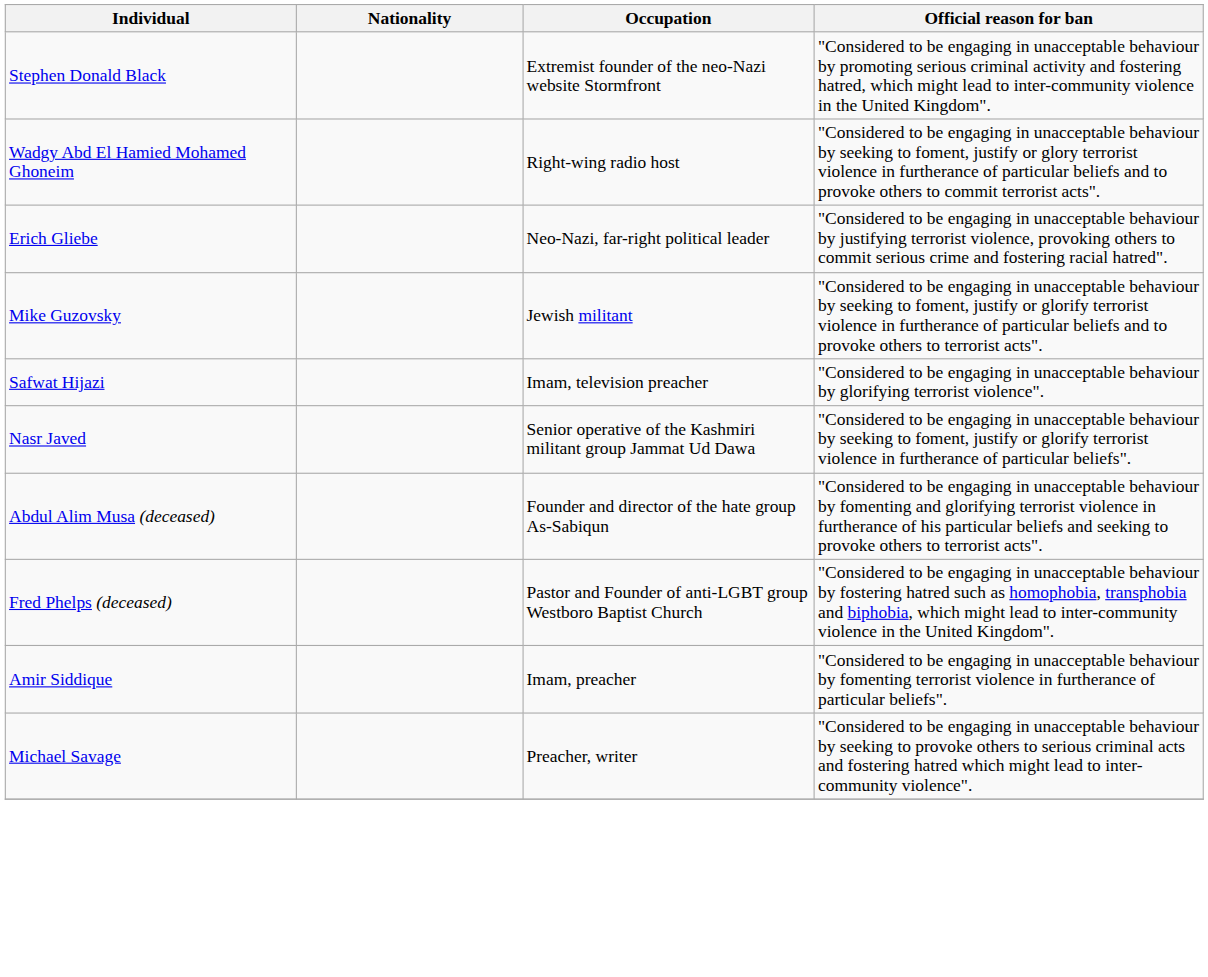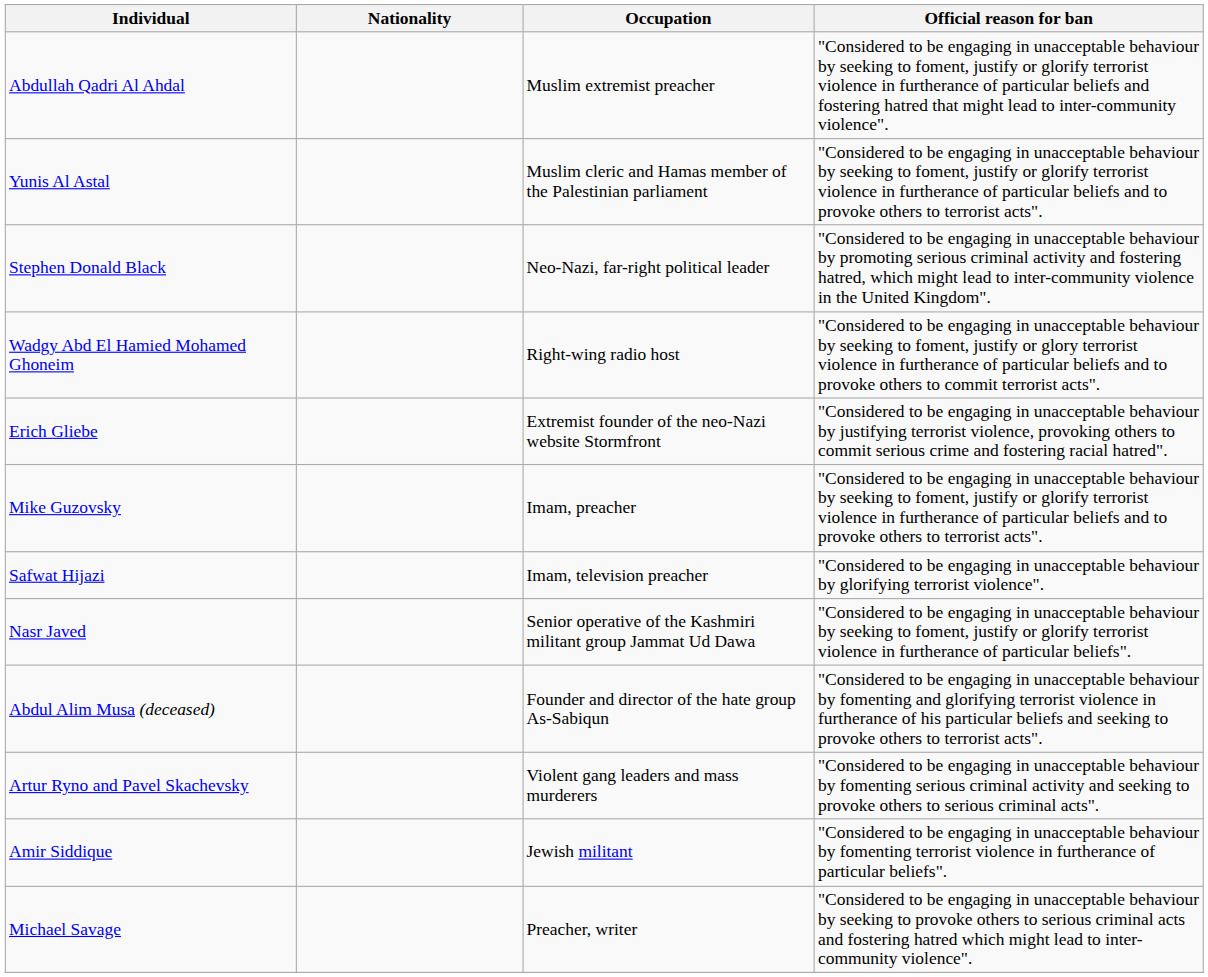+ row: (97, 85)
+ row: (59, 181)
(646, 75) Extremist founder of the neo-Nazi website Stormfront -> (648, 268) Neo-Nazi, far-right political leader
(648, 238) Neo-Nazi, far-right political leader -> (646, 431) Extremist founder of the neo-Nazi website Stormfront
(580, 315) Jewish militant -> (581, 508) Imam, preacher
- row: (90, 602)
+ row: (129, 785)
(581, 679) Imam, preacher -> (580, 852) Jewish militant
